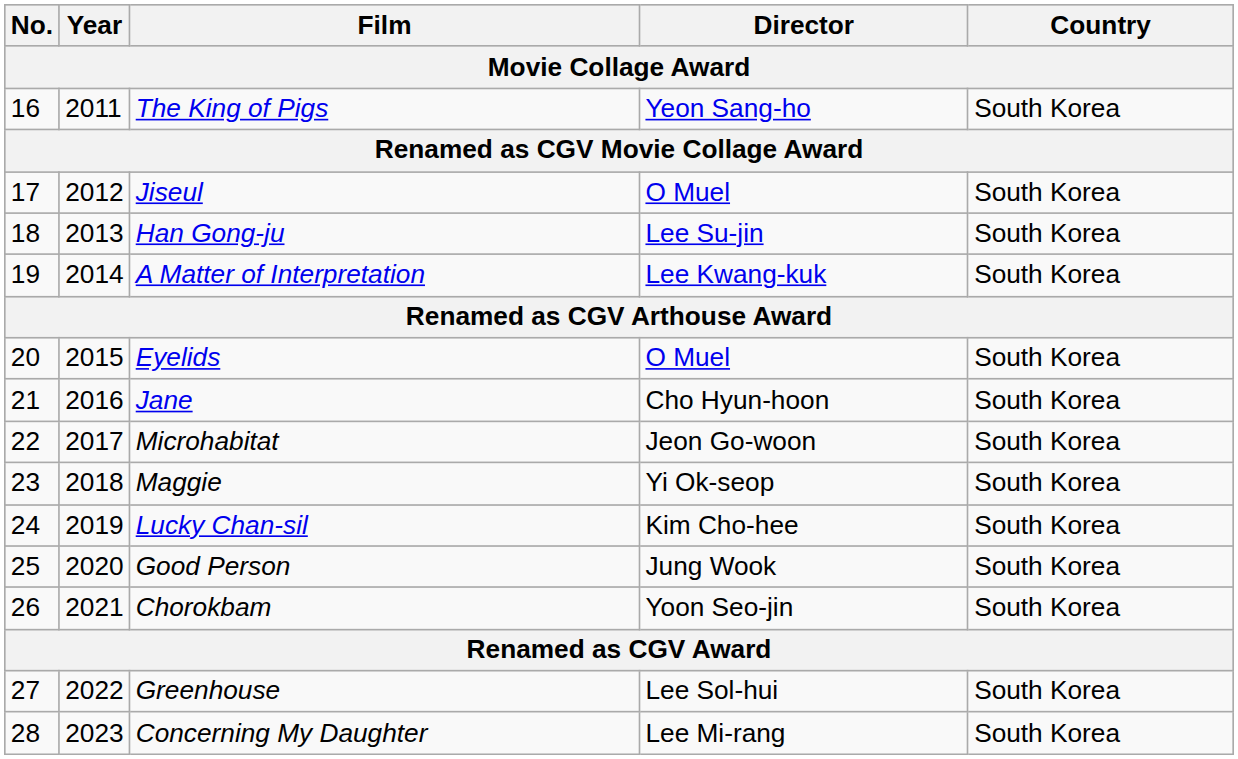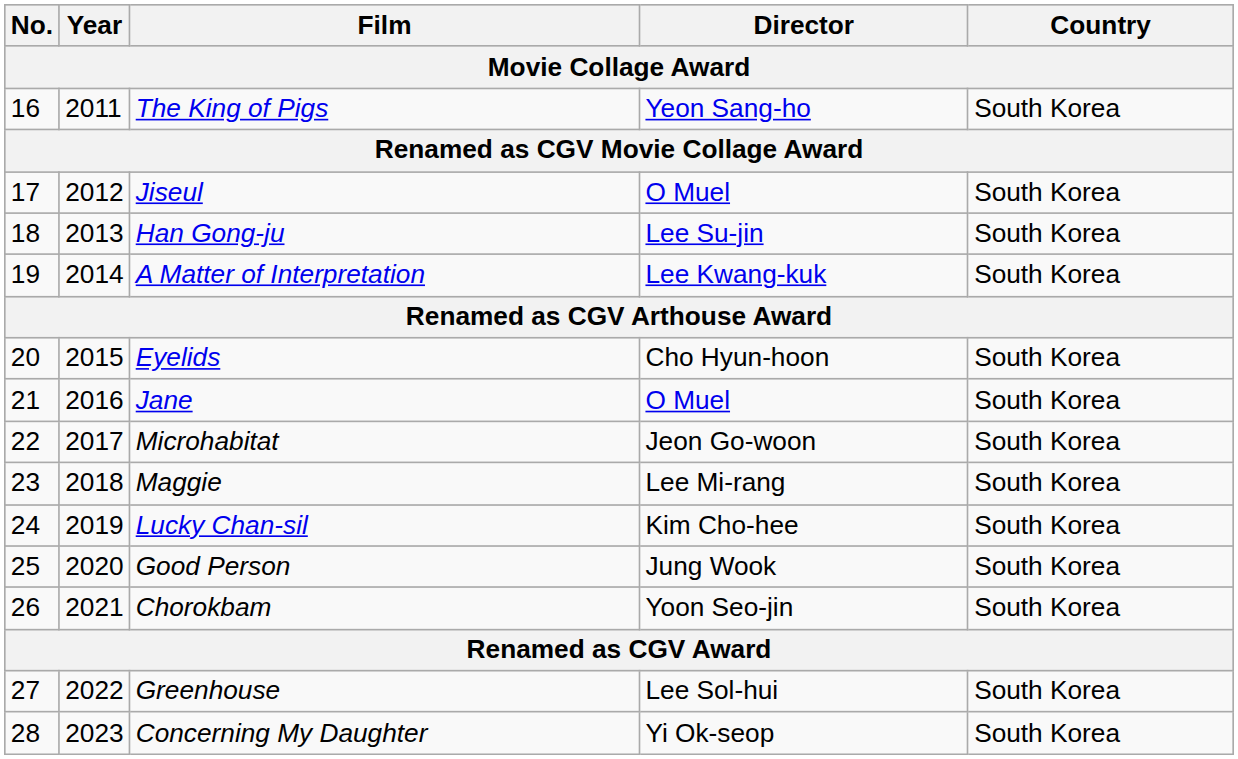(688, 358) O Muel -> (737, 358) Cho Hyun-hoon
(737, 399) Cho Hyun-hoon -> (688, 399) O Muel
(710, 483) Yi Ok-seop -> (715, 483) Lee Mi-rang
(715, 732) Lee Mi-rang -> (710, 732) Yi Ok-seop
